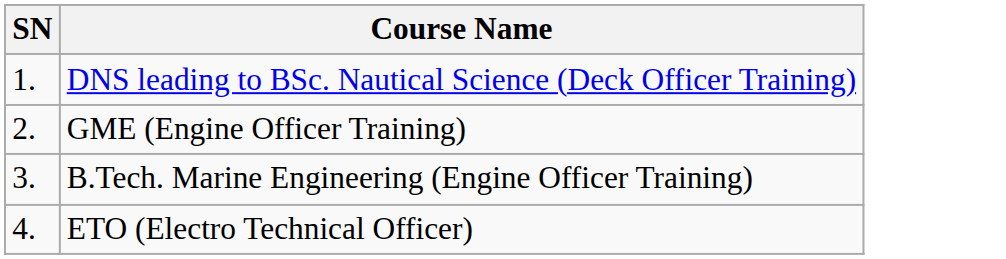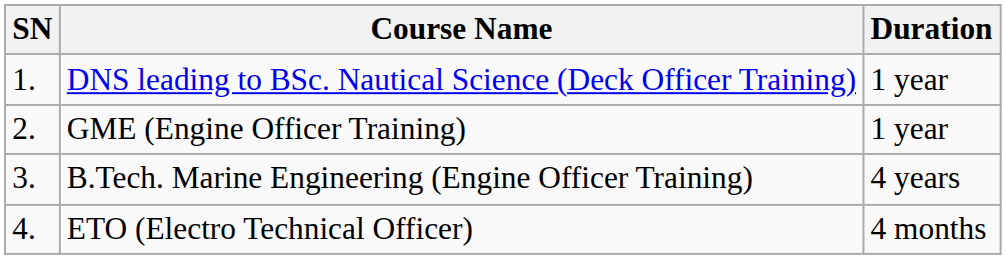+ column: (932, 29)
